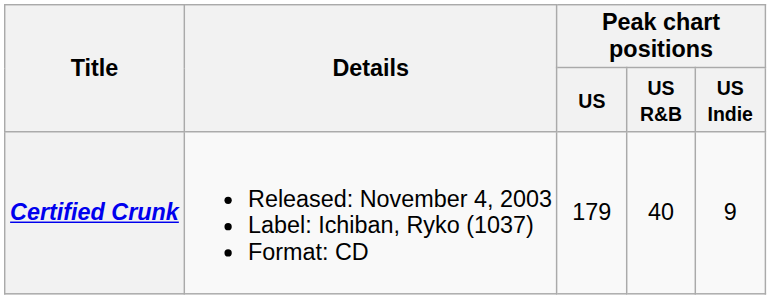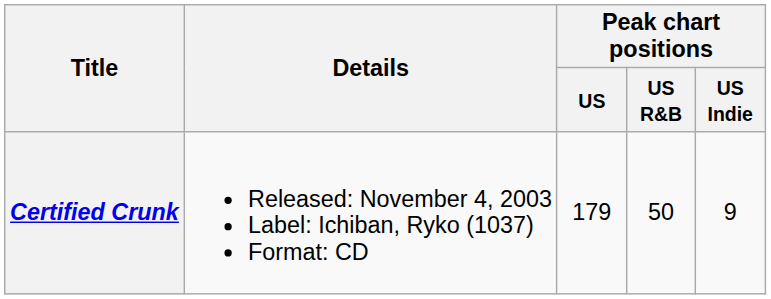(661, 212) 40 -> (661, 212) 50
